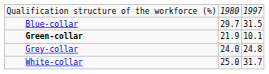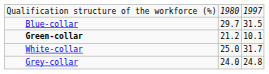(230, 37) 21.9 -> (230, 37) 21.2
rows swapped: (45, 62) <-> (42, 50)
